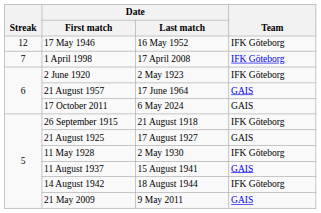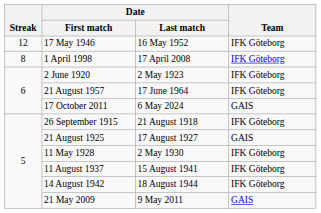(23, 59) 7 -> (23, 59) 8
(242, 91) GAIS -> (258, 91) IFK Göteborg
(242, 169) GAIS -> (258, 169) IFK Göteborg
